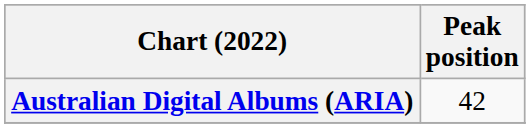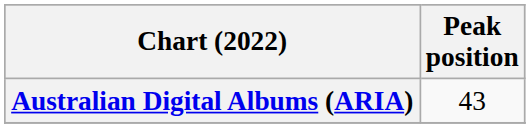(472, 100) 42 -> (472, 100) 43
